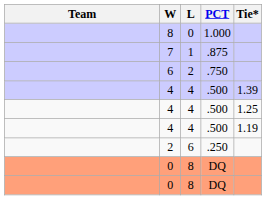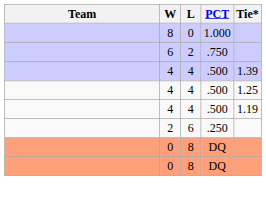- row: (170, 52)
